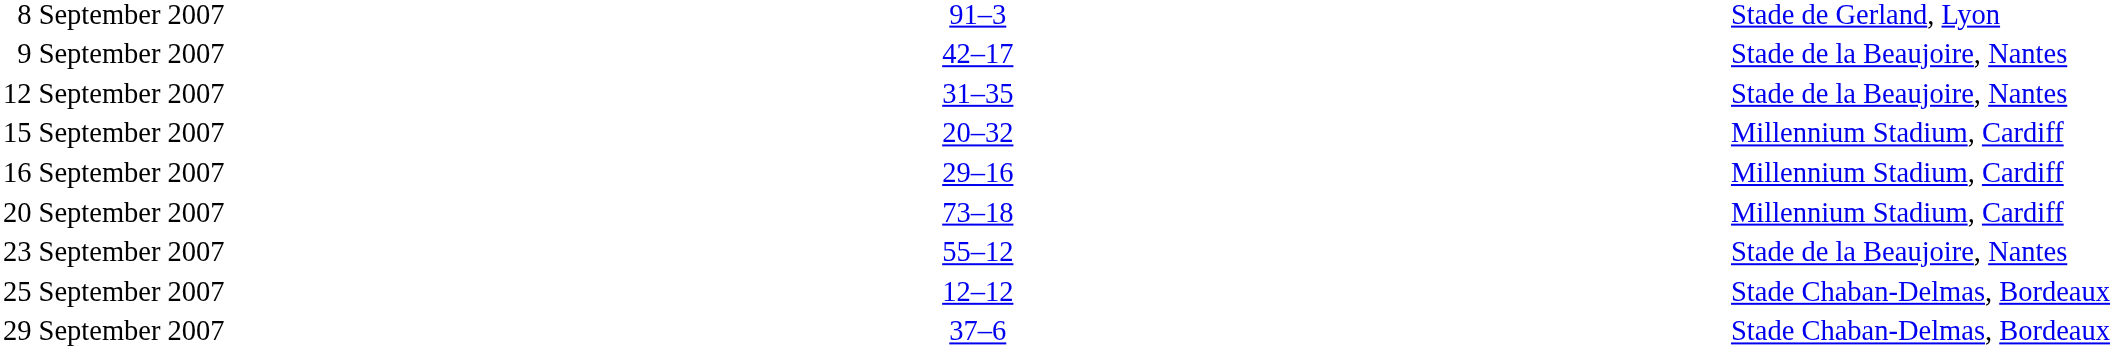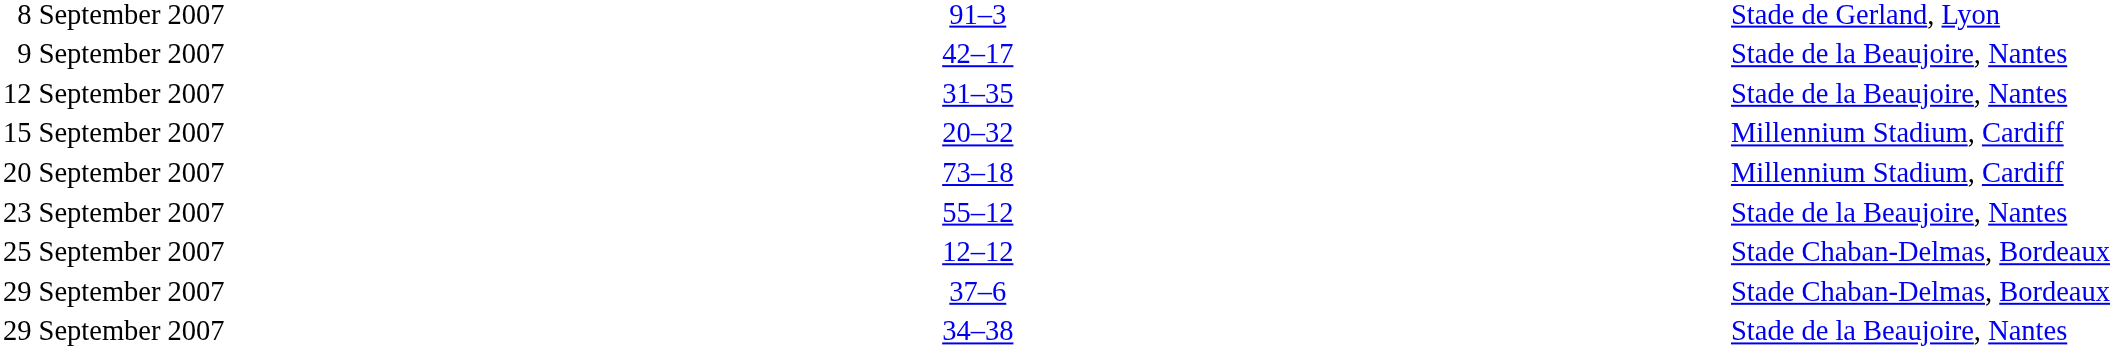- row: (114, 172)
+ row: (114, 331)
